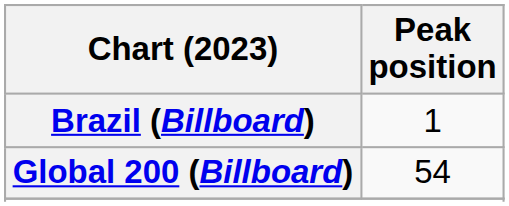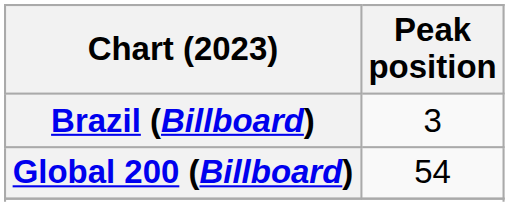(433, 119) 1 -> (433, 119) 3
